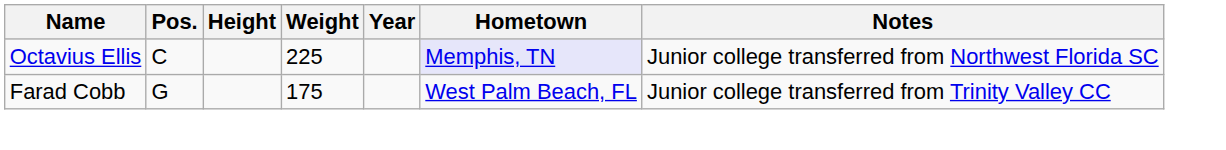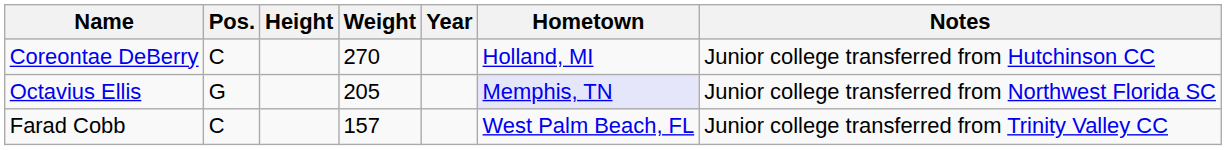+ row: (104, 56)
(159, 56) C -> (217, 91) G
(304, 56) 225 -> (362, 91) 205
(160, 91) G -> (217, 126) C
(304, 91) 175 -> (362, 126) 157
